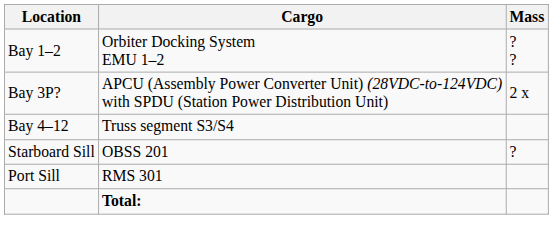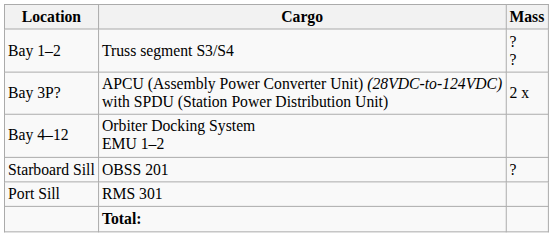(179, 50) Orbiter Docking System EMU 1–2 -> (168, 50) Truss segment S3/S4
(168, 126) Truss segment S3/S4 -> (179, 135) Orbiter Docking System EMU 1–2
